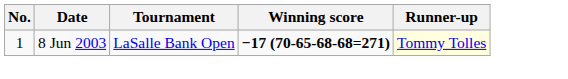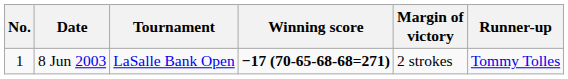+ column: (430, 26)
(442, 43) lightyellow background -> (516, 61) no background
